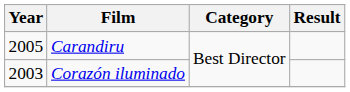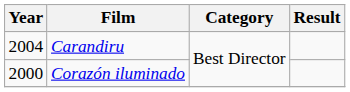(26, 45) 2005 -> (26, 45) 2004
(26, 73) 2003 -> (26, 73) 2000
